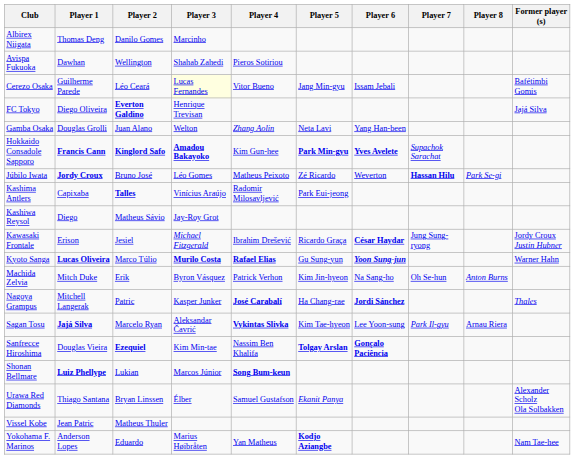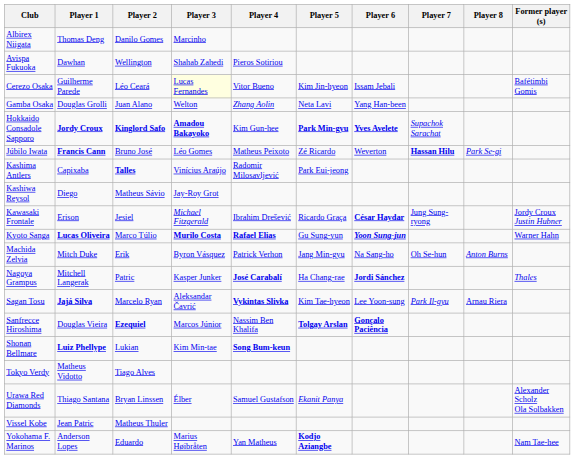(321, 86) Jang Min-gyu -> (323, 86) Kim Jin-hyeon
- row: (23, 109)
(81, 151) Francis Cann -> (80, 128) Jordy Croux
(80, 175) Jordy Croux -> (81, 151) Francis Cann
(323, 278) Kim Jin-hyeon -> (321, 254) Jang Min-gyu
(195, 348) Kim Min-tae -> (197, 324) Marcos Júnior
(197, 371) Marcos Júnior -> (195, 348) Kim Min-tae
+ row: (28, 371)
